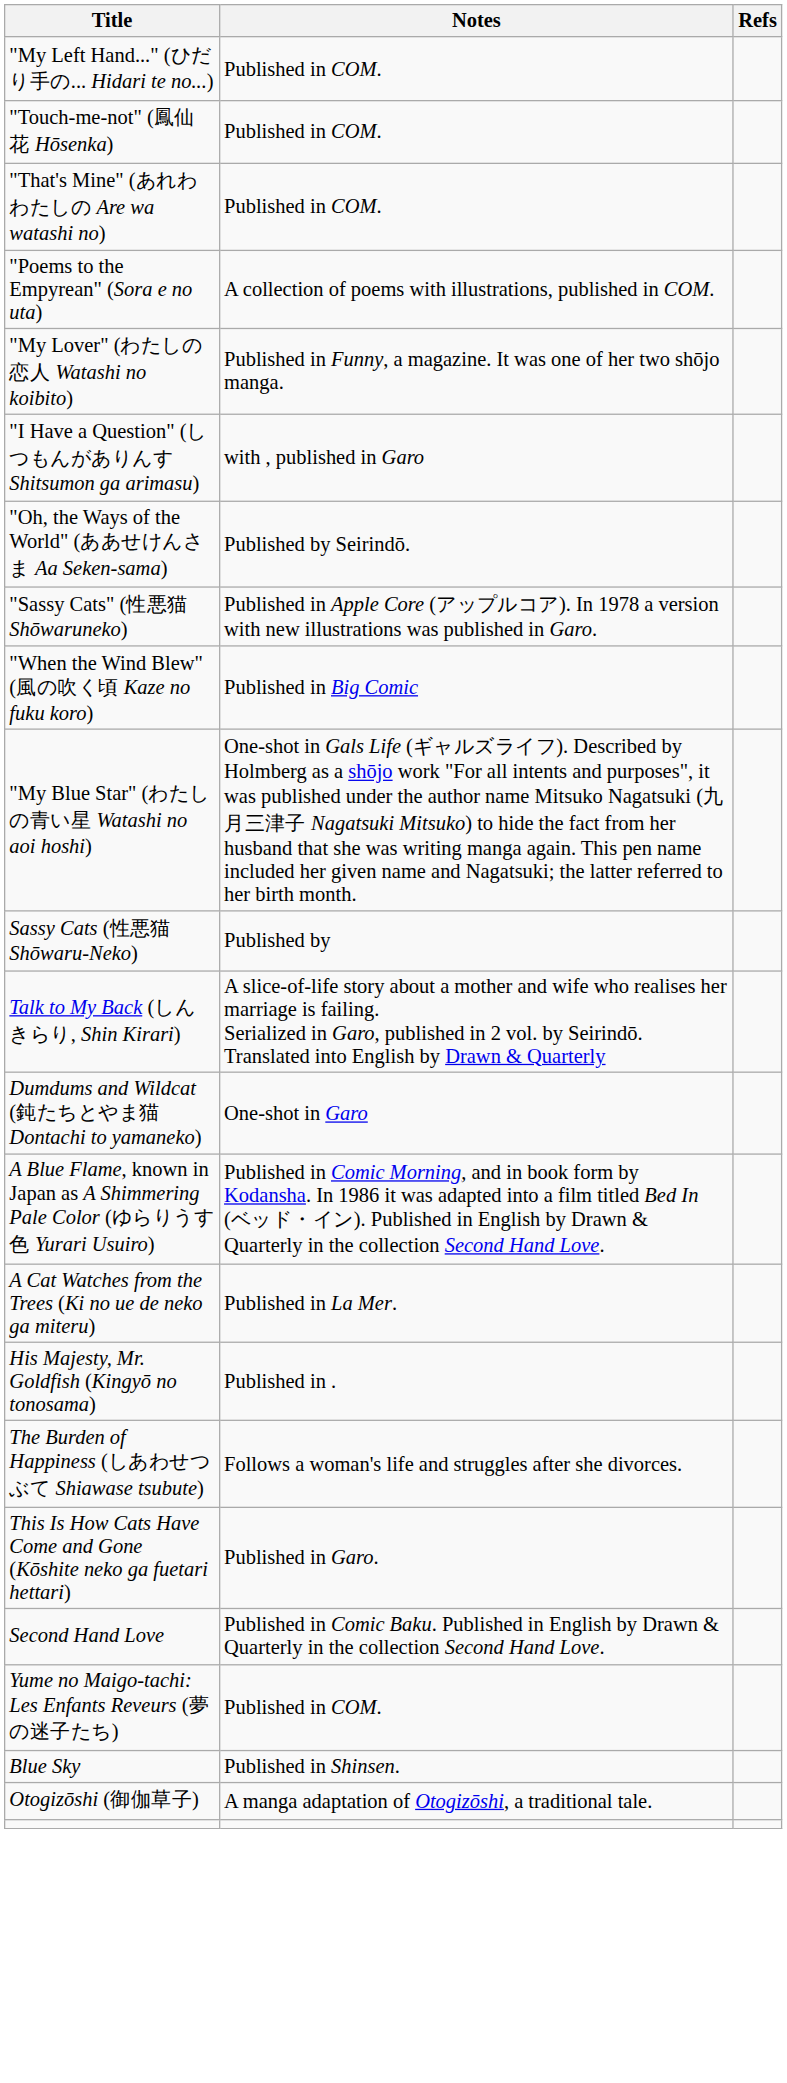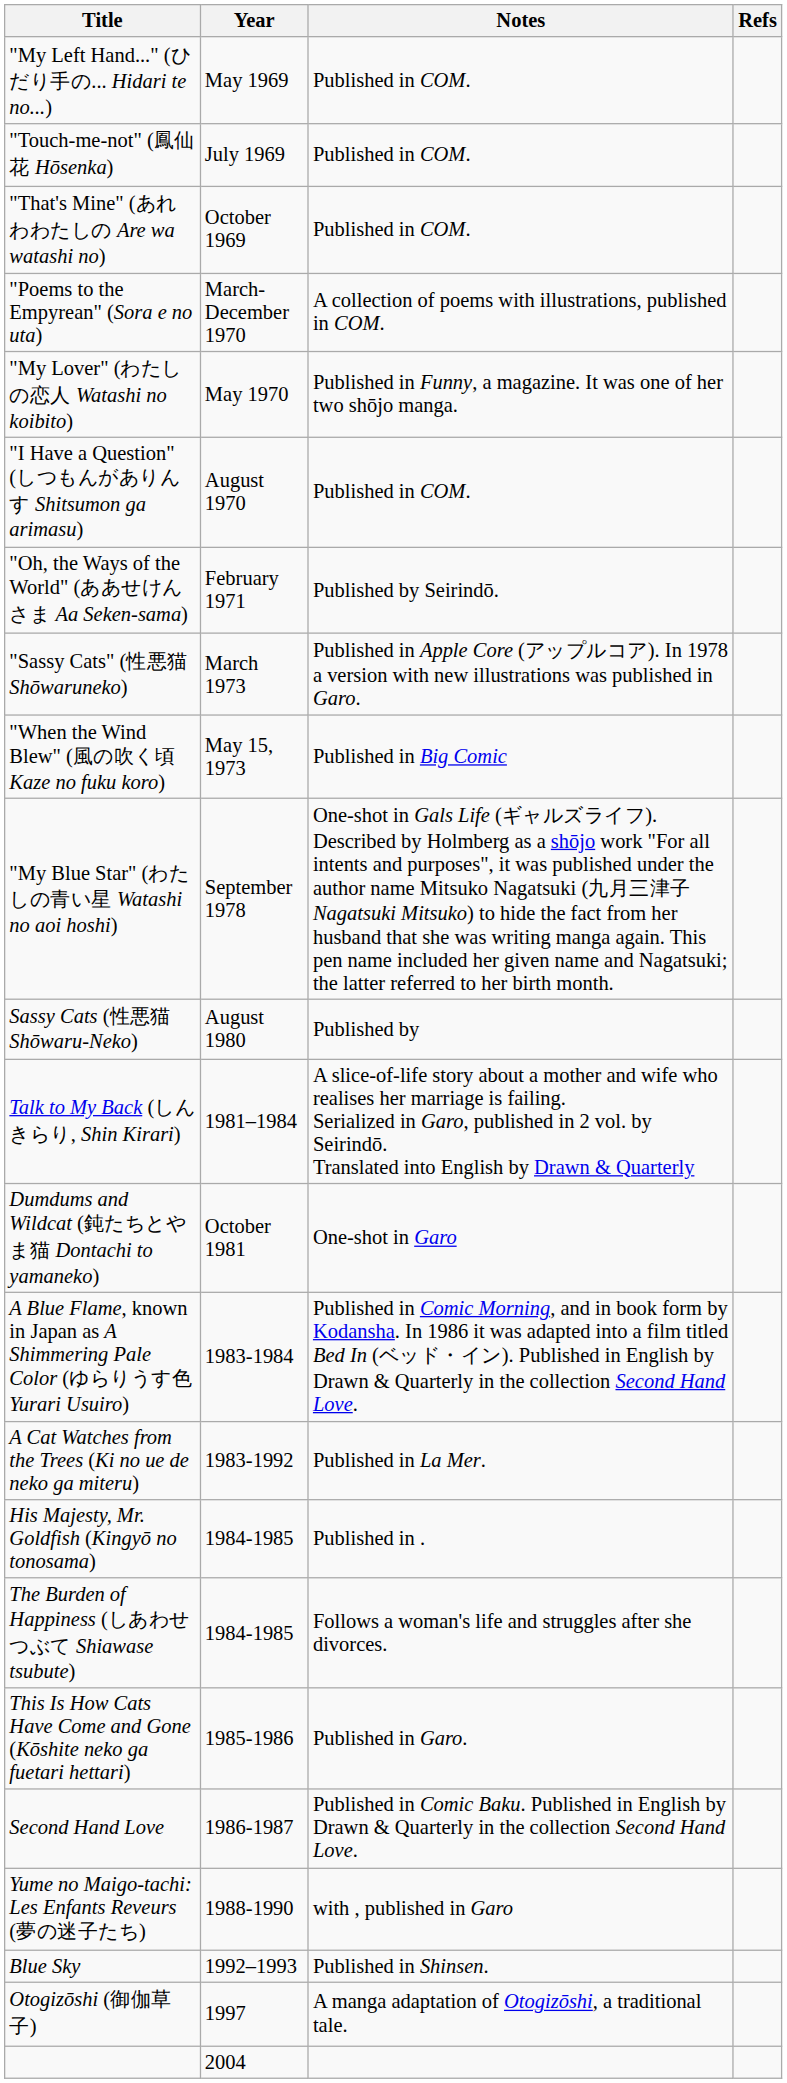+ column: (254, 20)
(324, 457) with , published in Garo -> (392, 492) Published in COM.
(303, 1707) Published in COM. -> (413, 1908) with , published in Garo
